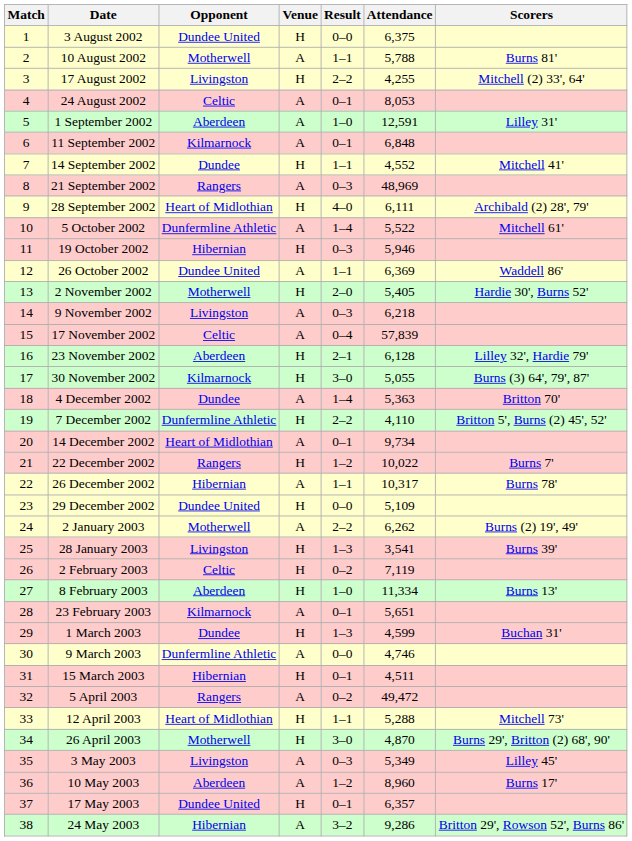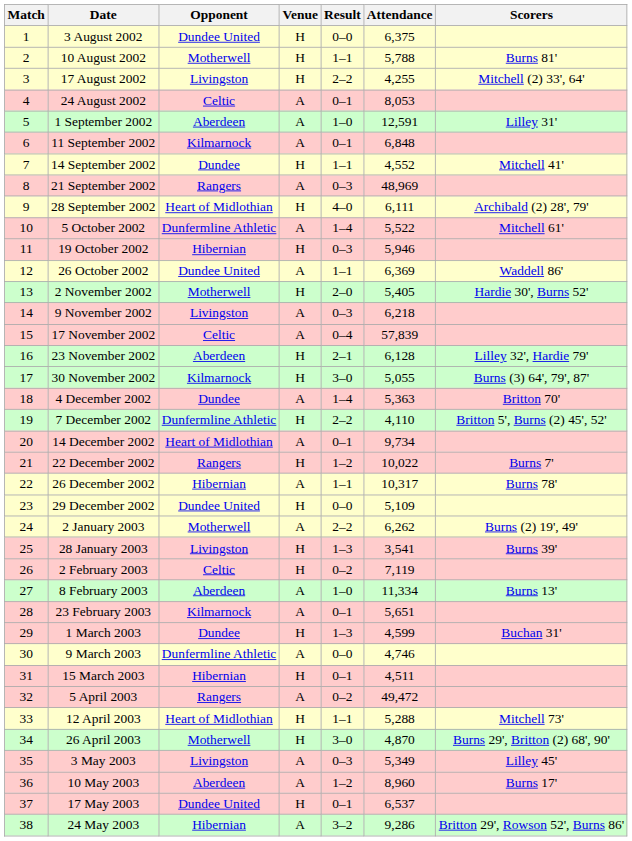(300, 57) A -> (300, 57) H
(300, 590) H -> (300, 590) A
(400, 803) 6,357 -> (400, 803) 6,537
